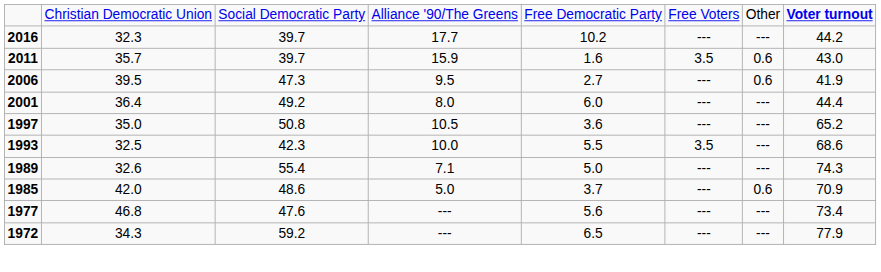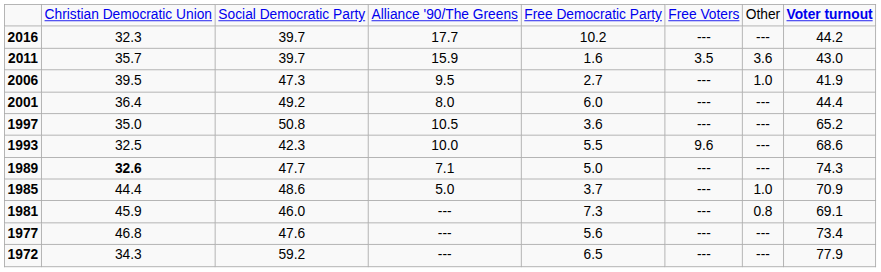(763, 59) 0.6 -> (763, 59) 3.6
(763, 80) 0.6 -> (763, 80) 1.0
(704, 146) 3.5 -> (704, 146) 9.6
(128, 168) normal -> (128, 168) bold
(292, 168) 55.4 -> (292, 168) 47.7
(128, 189) 42.0 -> (128, 189) 44.4
(763, 189) 0.6 -> (763, 189) 1.0
+ row: (23, 211)
